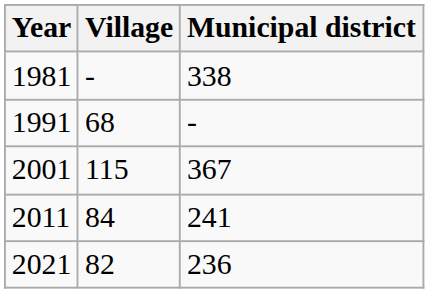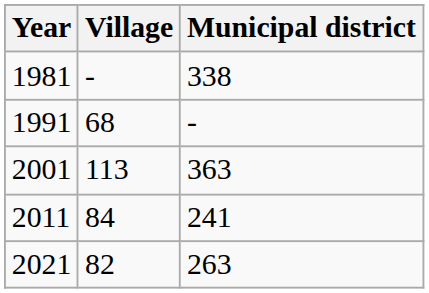(107, 169) 115 -> (107, 169) 113
(209, 169) 367 -> (209, 169) 363
(209, 264) 236 -> (209, 264) 263
